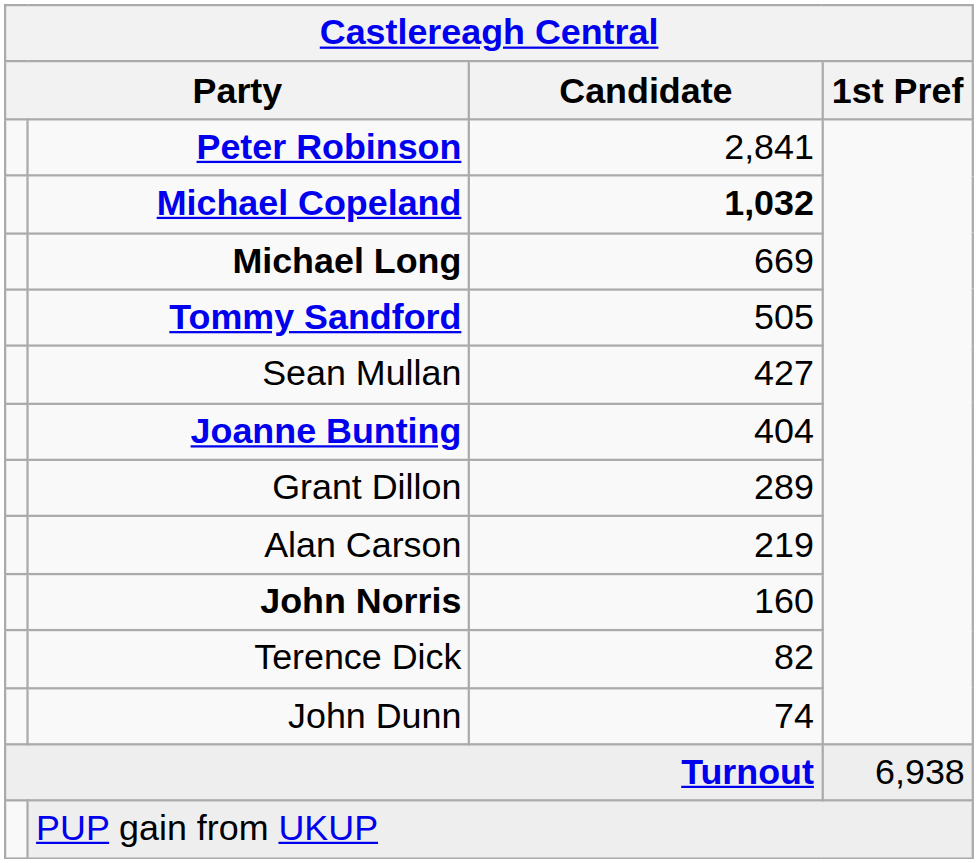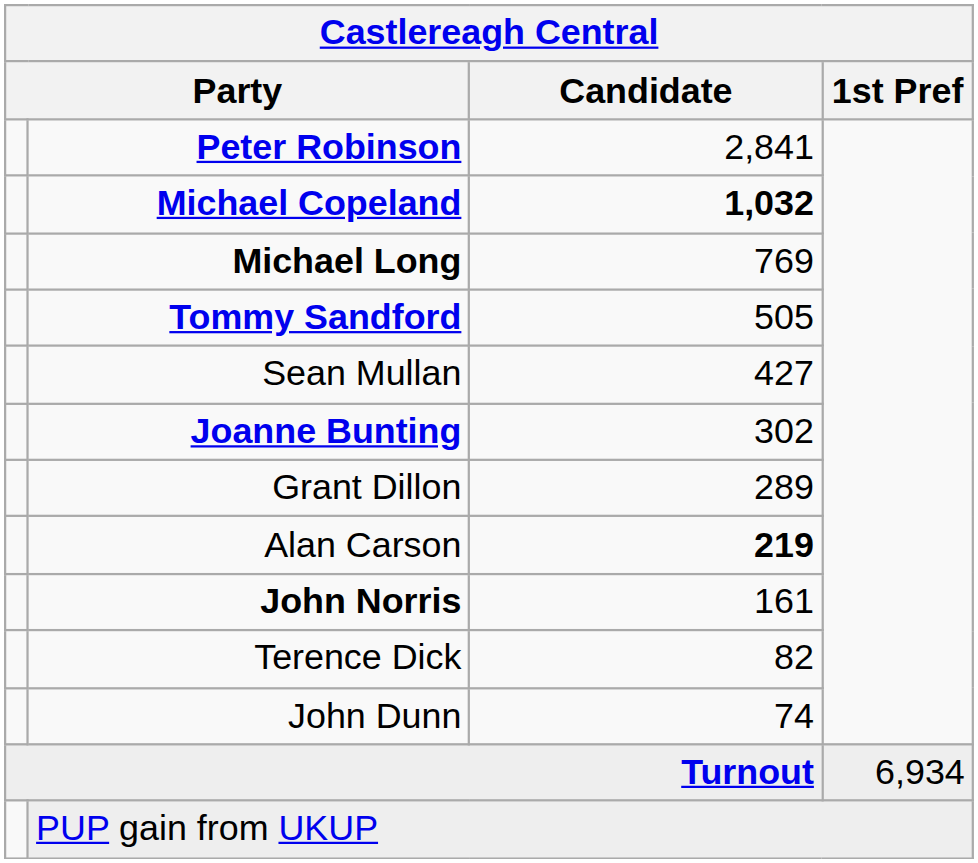(784, 260) 669 -> (784, 260) 769
(784, 430) 404 -> (784, 430) 302
(784, 544) normal -> (784, 544) bold
(784, 601) 160 -> (784, 601) 161
(920, 771) 6,938 -> (920, 771) 6,934
